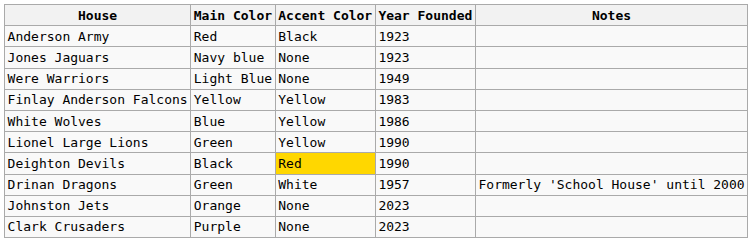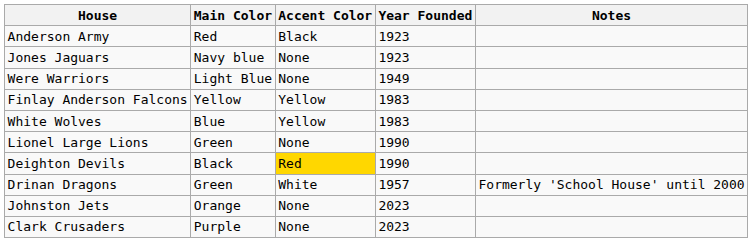(394, 121) 1986 -> (394, 121) 1983
(302, 142) Yellow -> (294, 142) None
